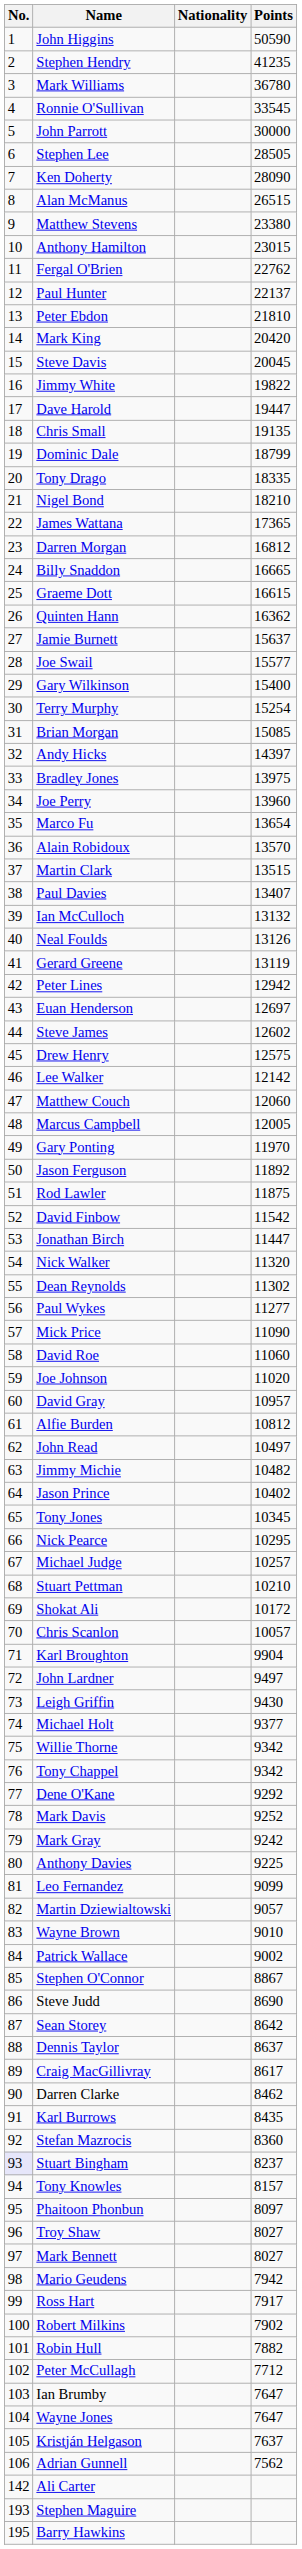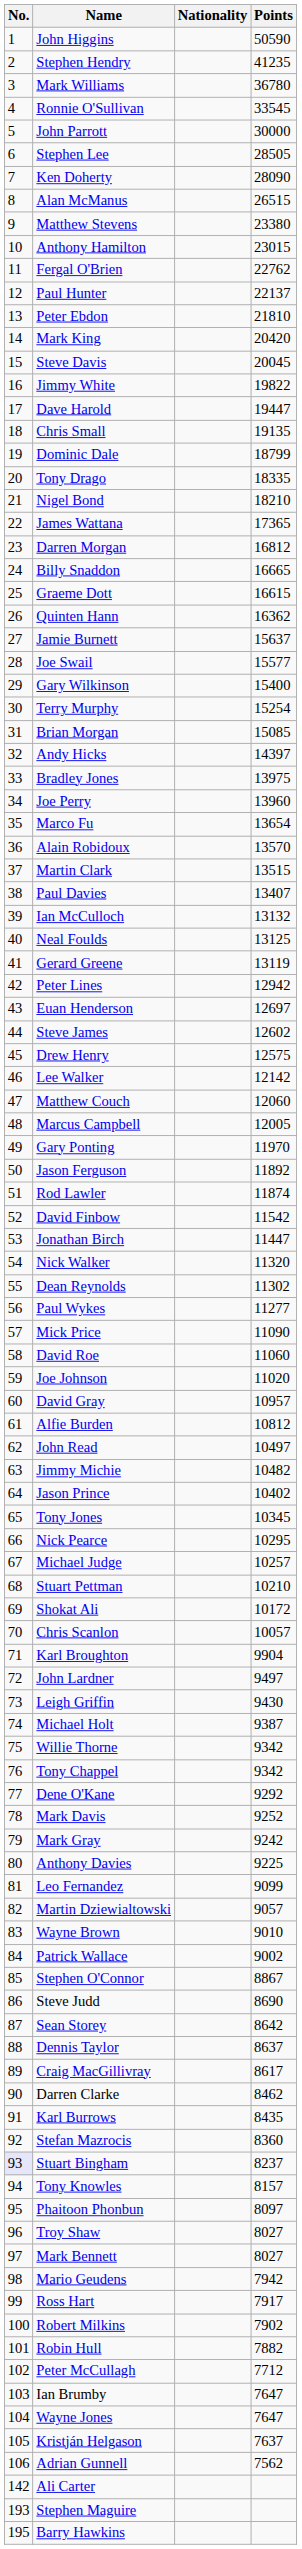(272, 939) 13126 -> (272, 939) 13125
(272, 1193) 11875 -> (272, 1193) 11874
(269, 1724) 9377 -> (269, 1724) 9387
